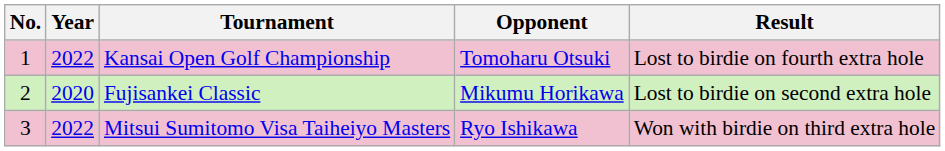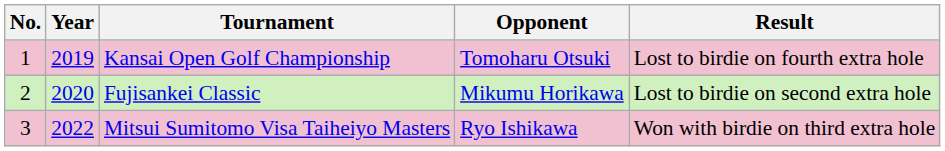(73, 57) 2022 -> (73, 57) 2019
